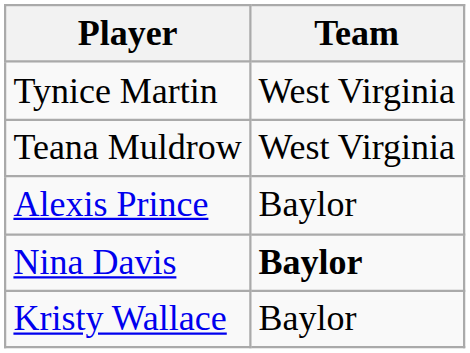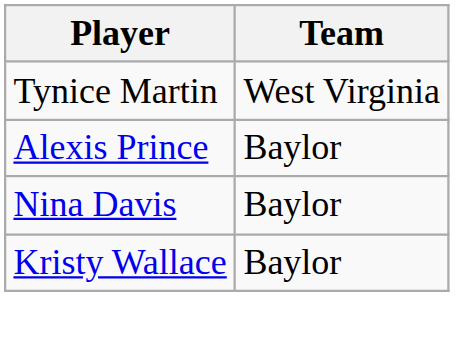- row: (128, 147)
(310, 261) bold -> (292, 204) normal
